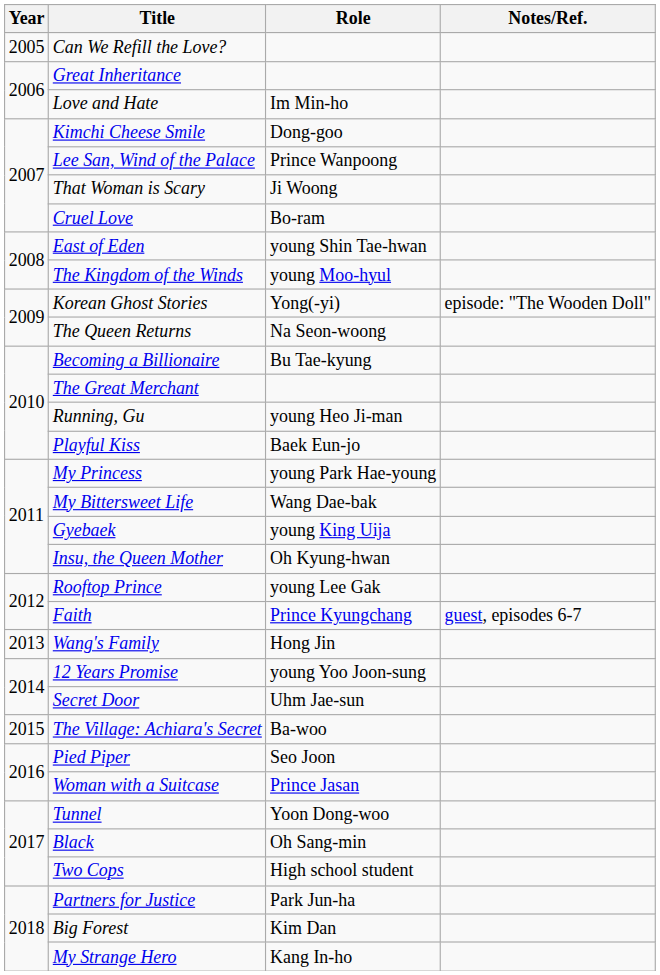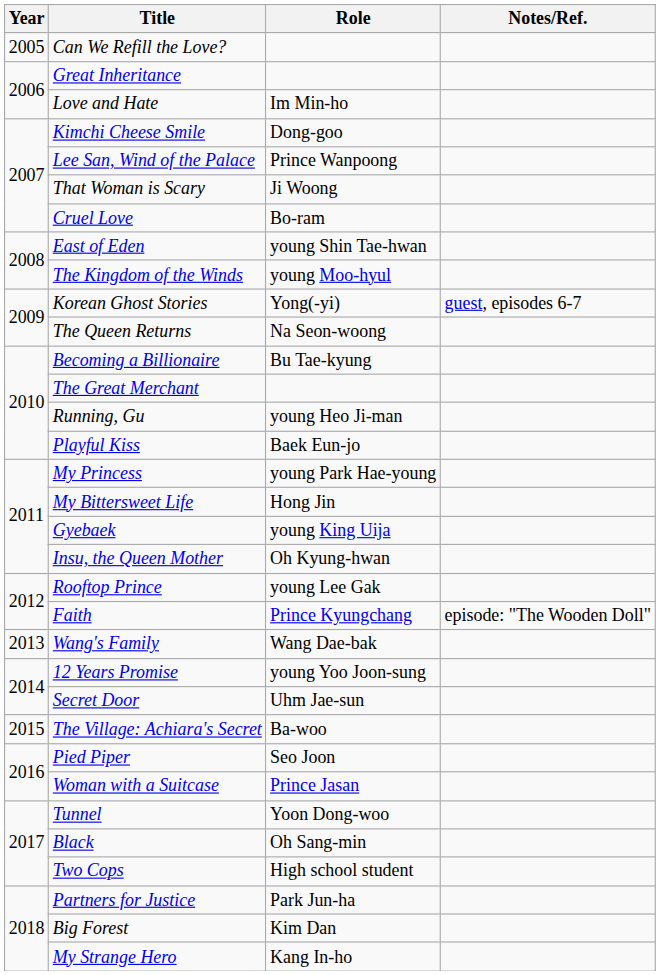(548, 302) episode: "The Wooden Doll" -> (513, 302) guest, episodes 6-7
(323, 501) Wang Dae-bak -> (303, 501) Hong Jin
(513, 615) guest, episodes 6-7 -> (548, 615) episode: "The Wooden Doll"
(303, 643) Hong Jin -> (323, 643) Wang Dae-bak
